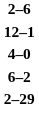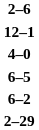+ row: (19, 76)
